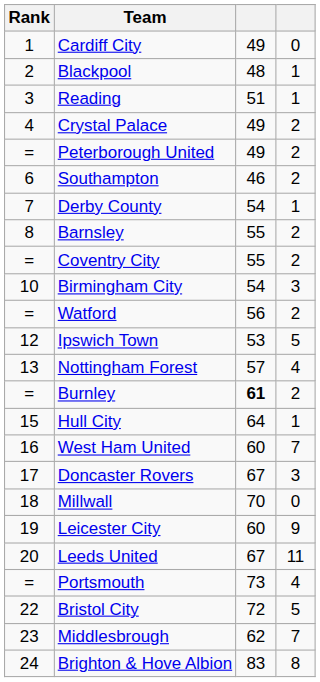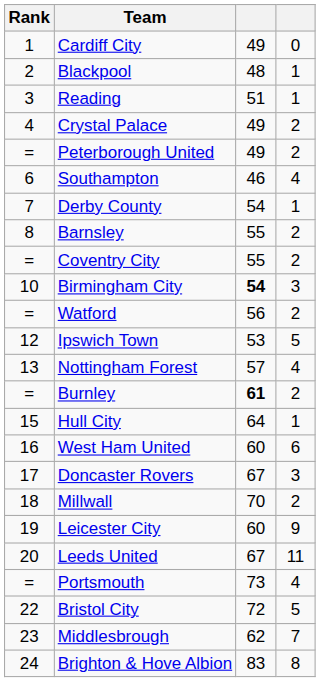(295, 179) 2 -> (295, 179) 4
(256, 286) normal -> (256, 286) bold
(295, 448) 7 -> (295, 448) 6
(295, 502) 0 -> (295, 502) 2
